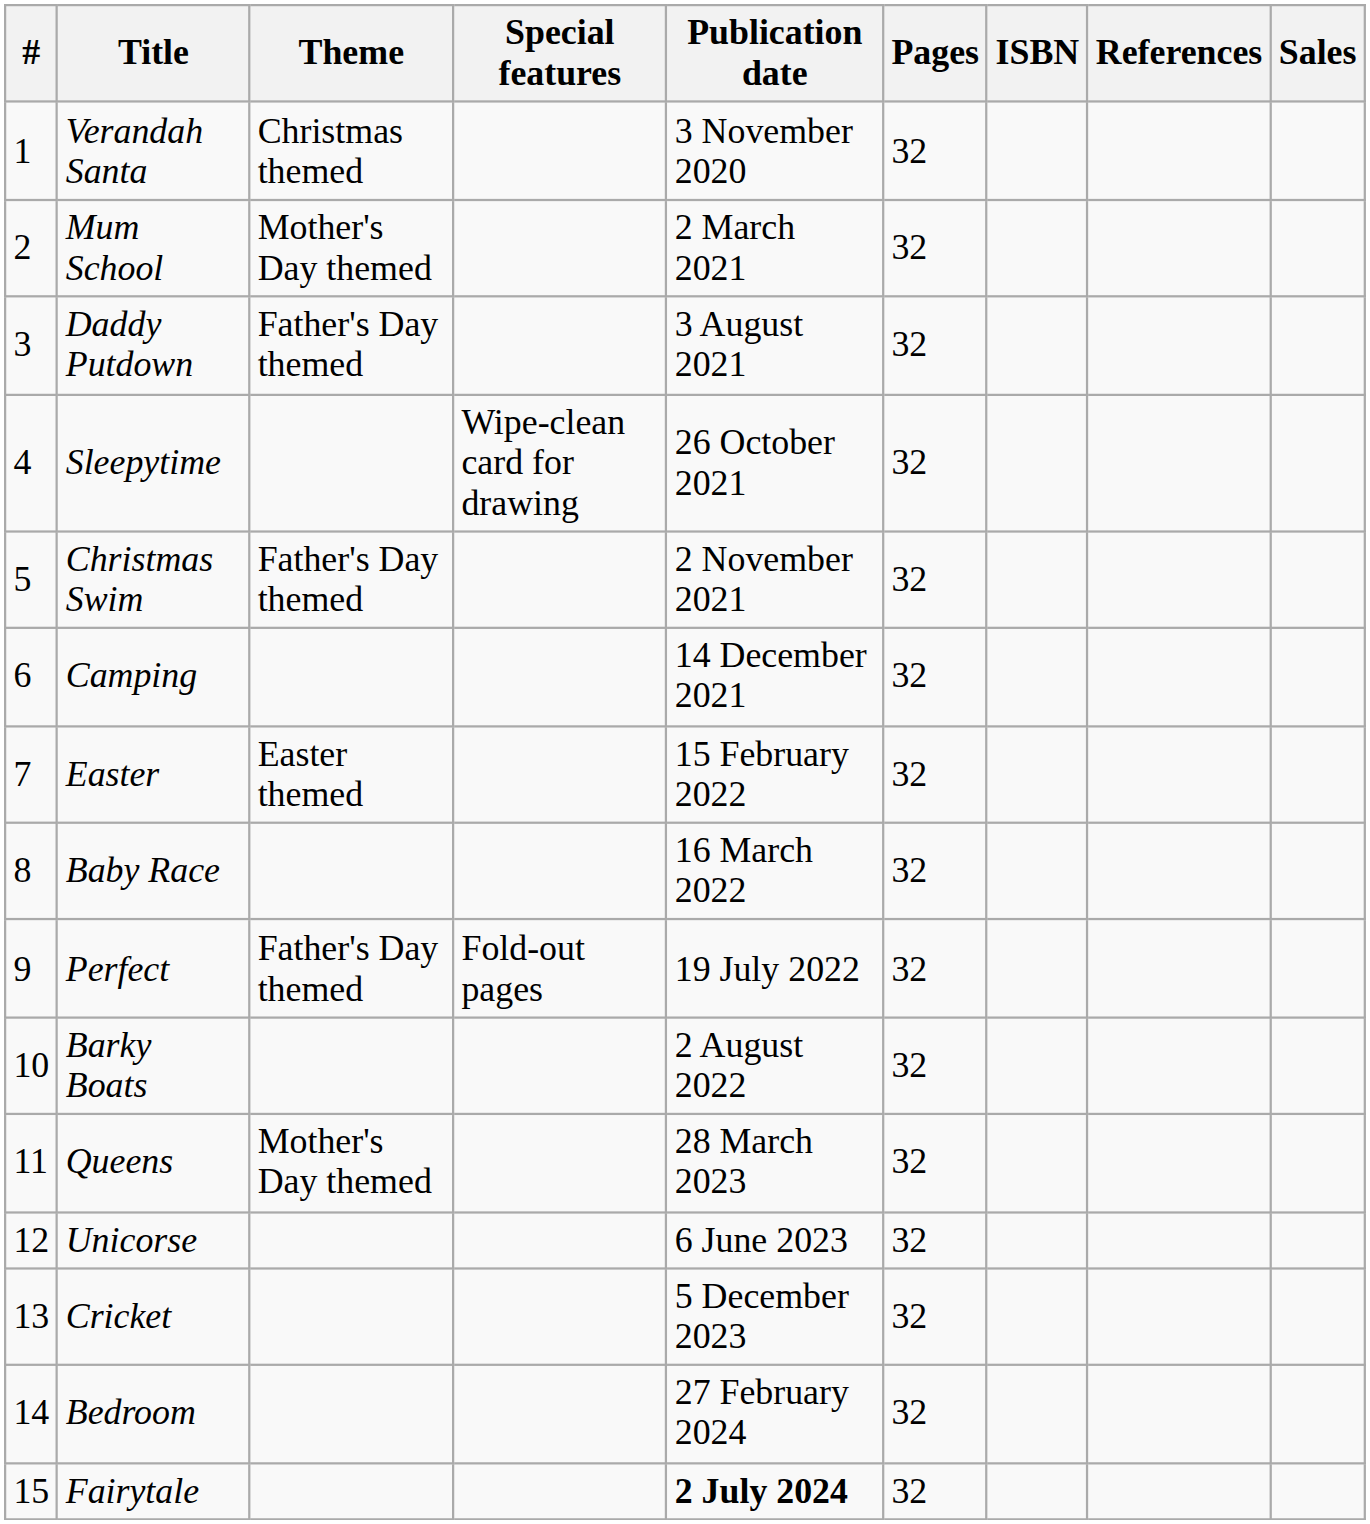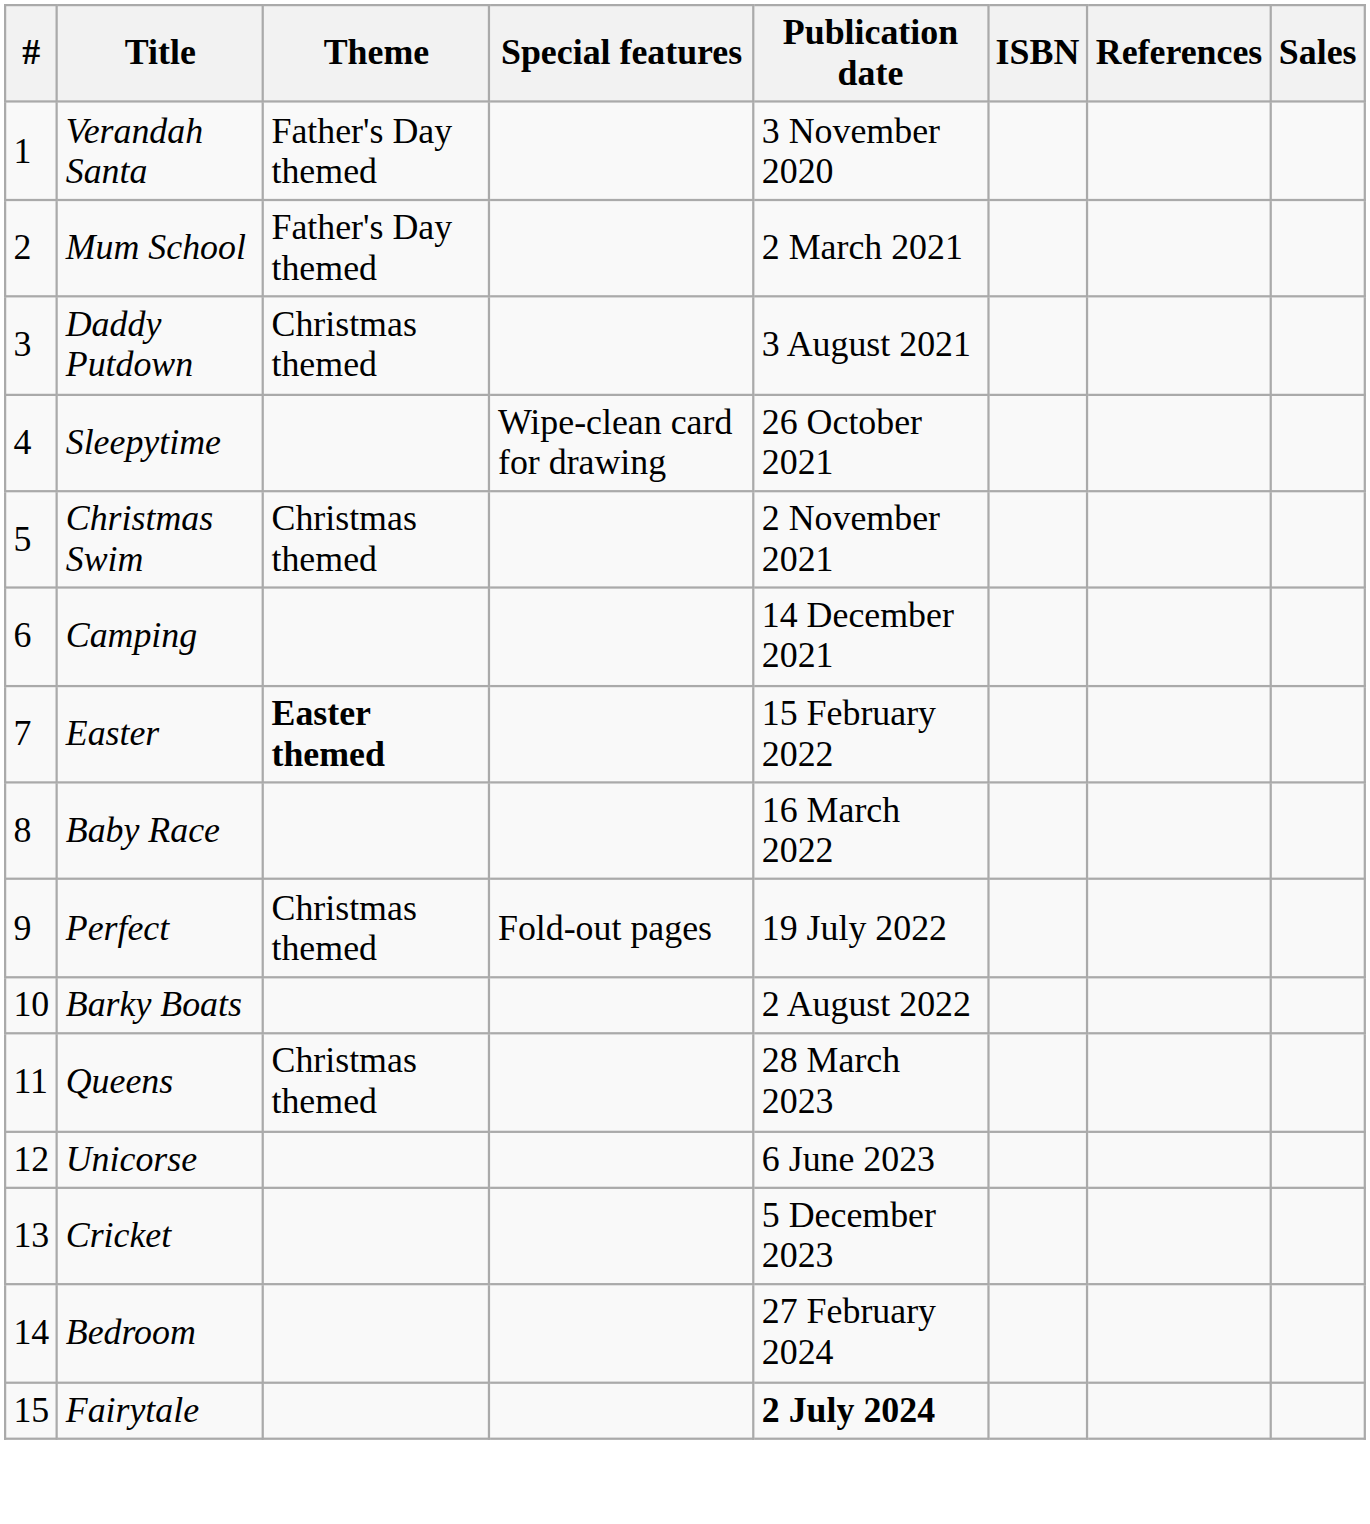- column: (935, 53)
(330, 150) Christmas themed -> (362, 150) Father's Day themed
(345, 247) Mother's Day themed -> (362, 247) Father's Day themed
(348, 344) Father's Day themed -> (344, 344) Christmas themed
(348, 579) Father's Day themed -> (344, 538) Christmas themed
(310, 773) normal -> (328, 733) bold
(348, 967) Father's Day themed -> (344, 927) Christmas themed
(345, 1162) Mother's Day themed -> (344, 1081) Christmas themed
